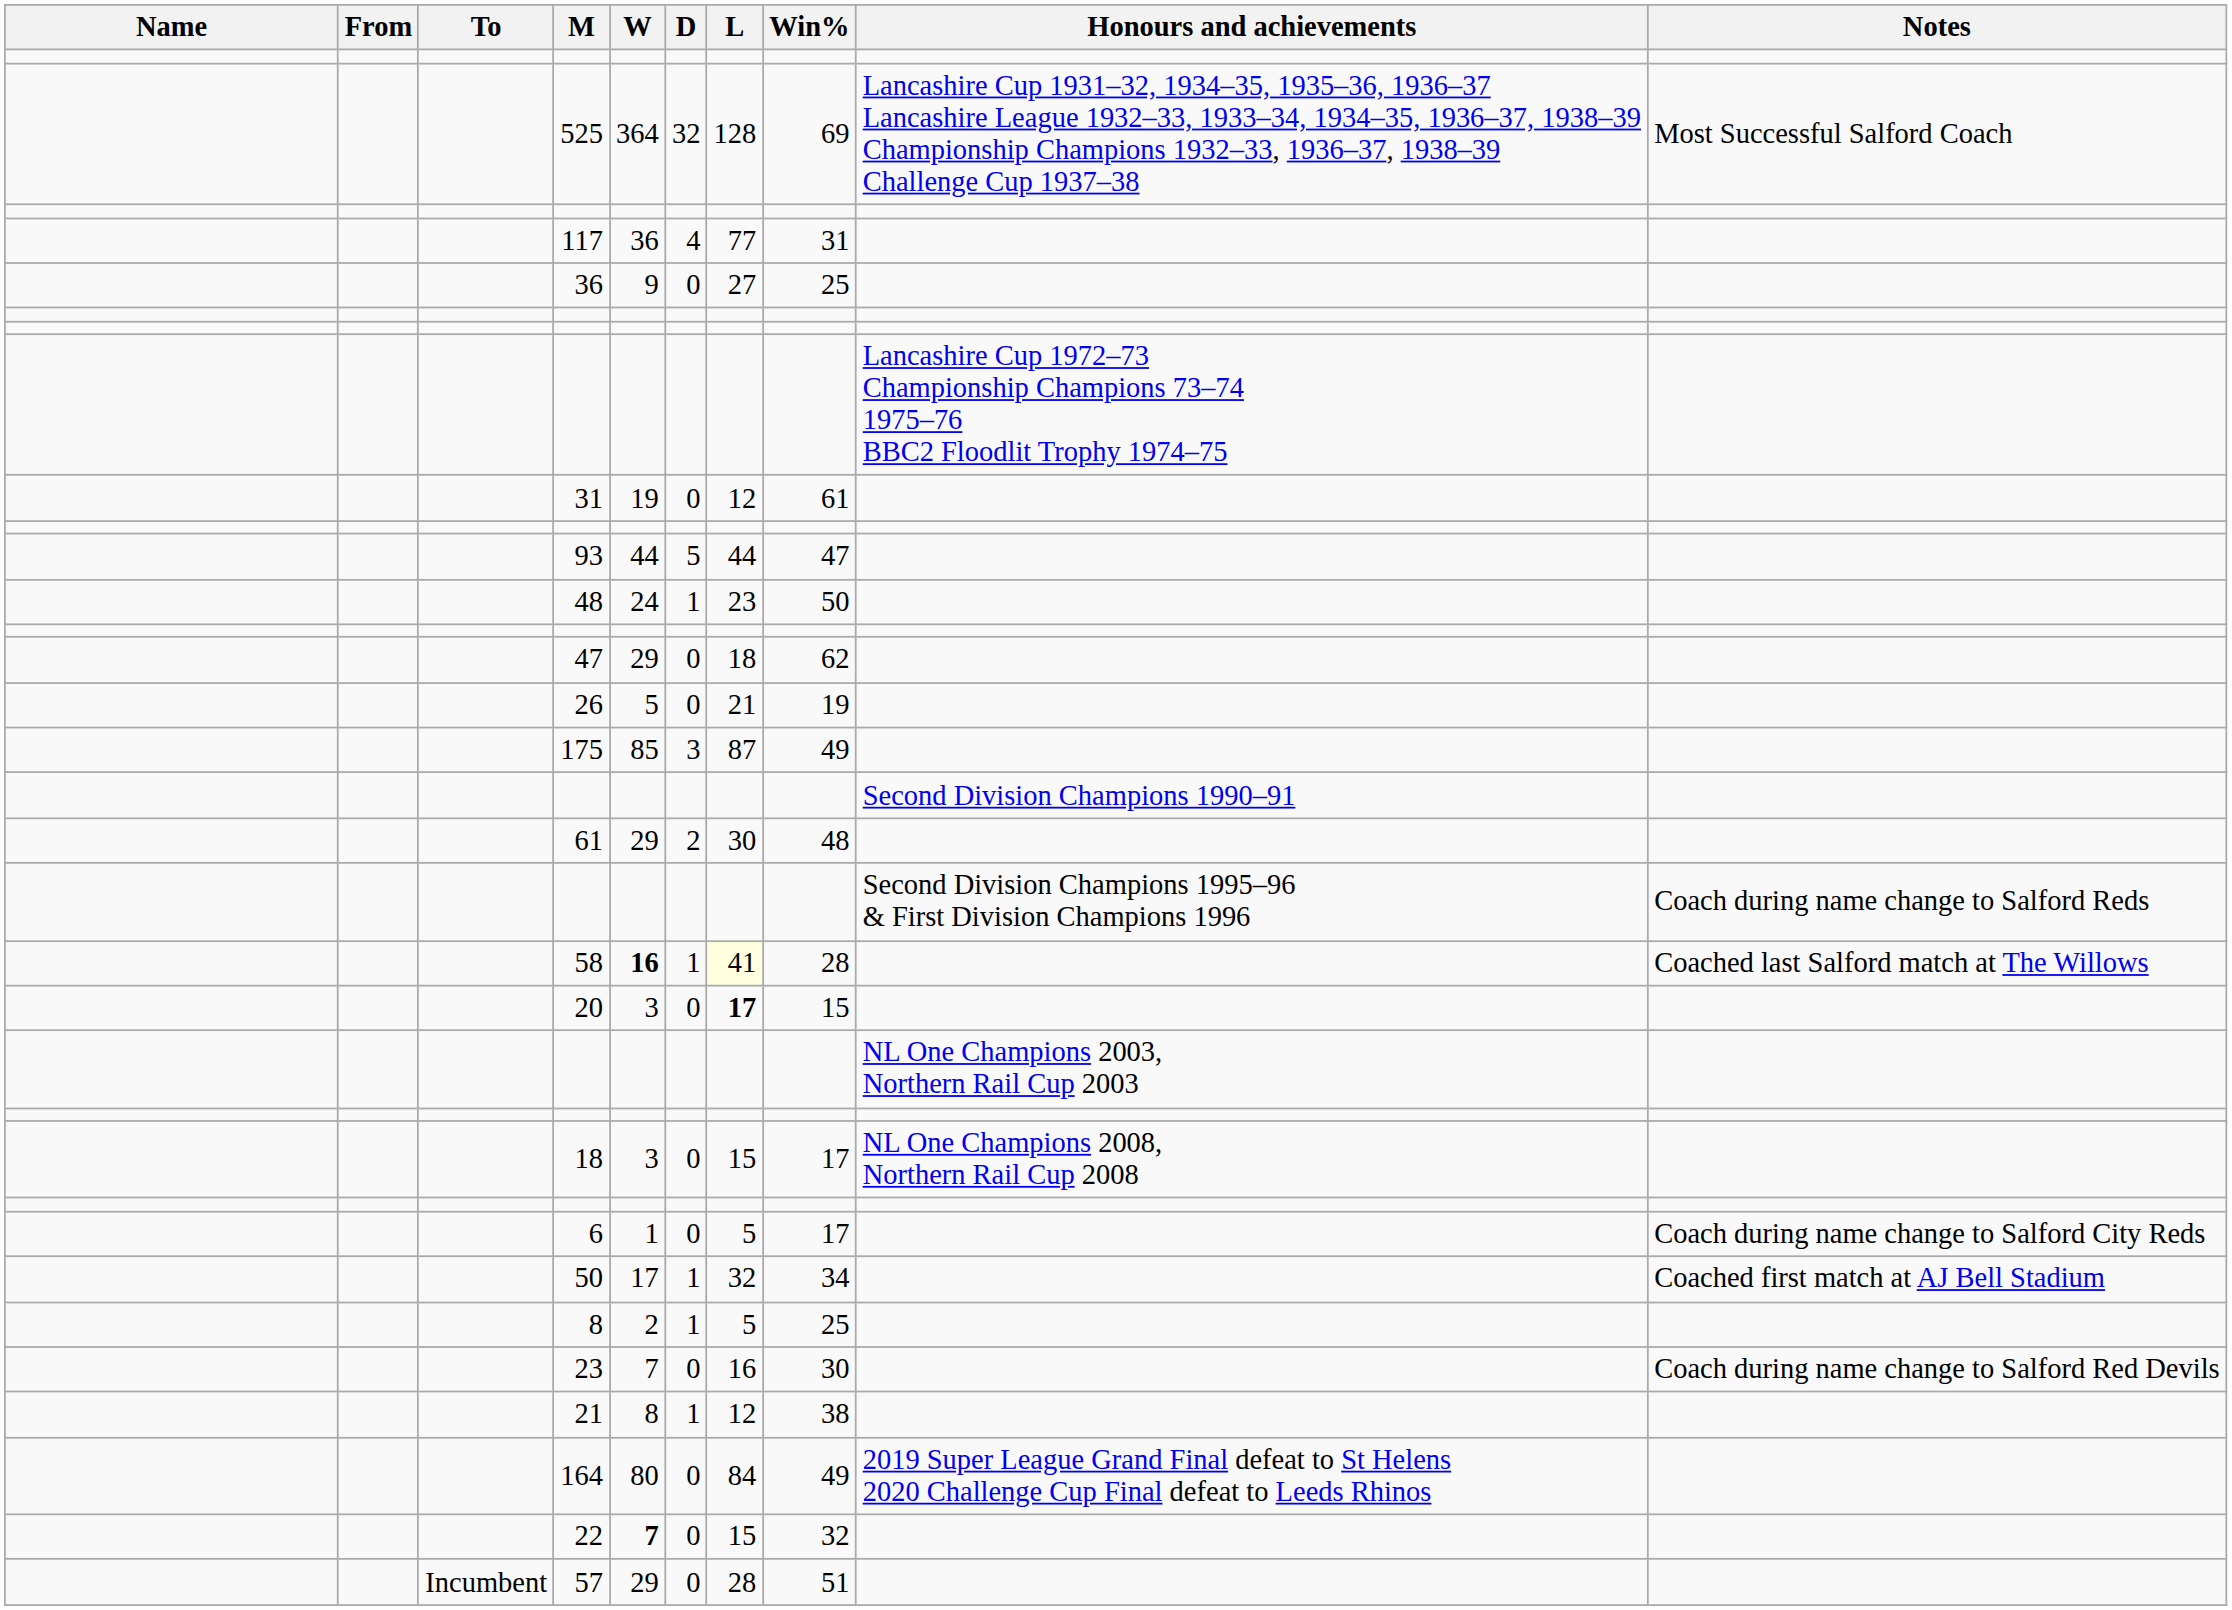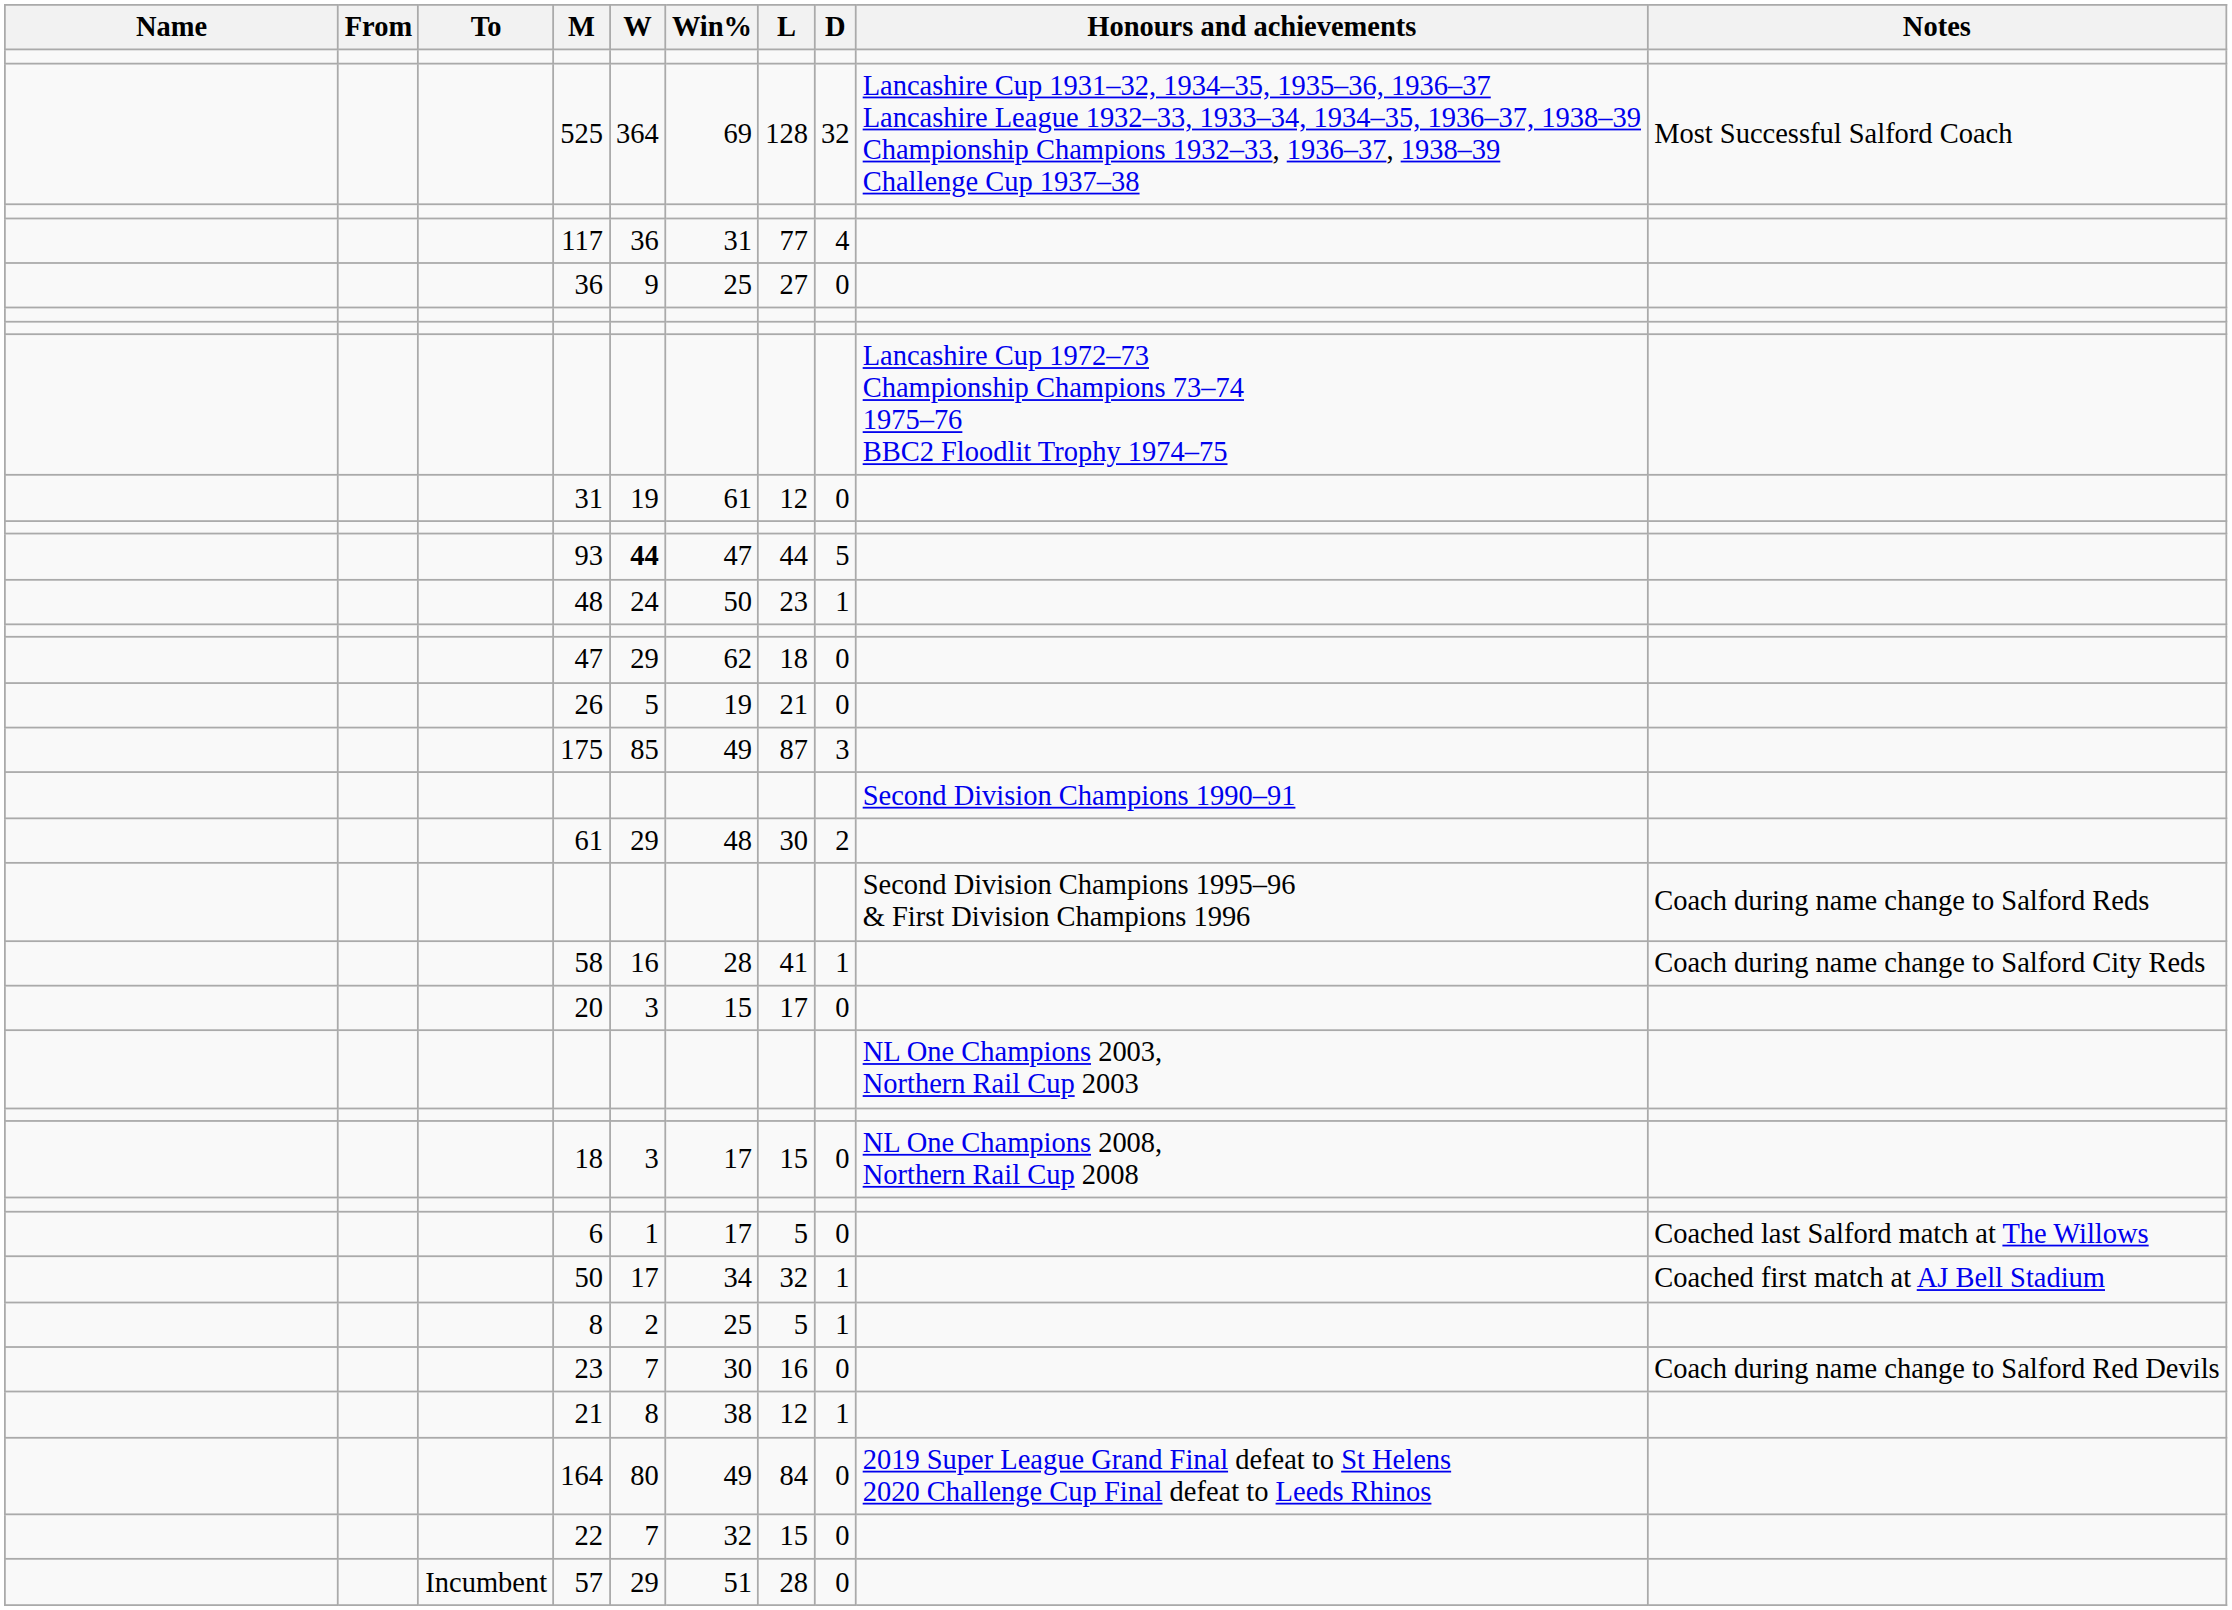columns swapped: (686, 27) <-> (809, 27)
(645, 555) normal -> (645, 555) bold
(645, 962) bold -> (645, 962) normal
(742, 962) lightyellow background -> (794, 962) no background
(1901, 962) Coached last Salford match at The Willows -> (1930, 962) Coach during name change to Salford City Reds
(742, 1007) bold -> (794, 1007) normal
(1930, 1233) Coach during name change to Salford City Reds -> (1901, 1233) Coached last Salford match at The Willows
(652, 1536) bold -> (652, 1536) normal
